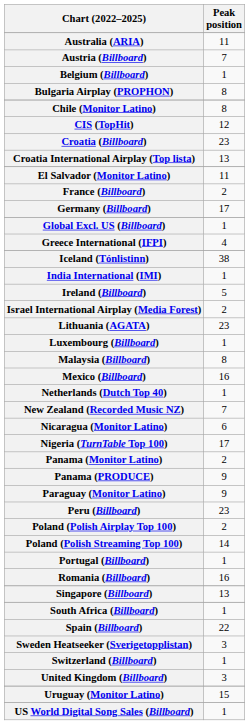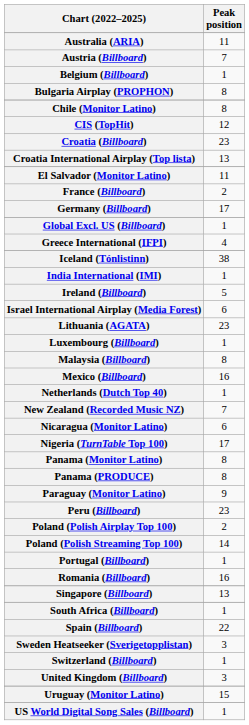(224, 309) 2 -> (224, 309) 6
(224, 460) 2 -> (224, 460) 8
(224, 476) 9 -> (224, 476) 8
